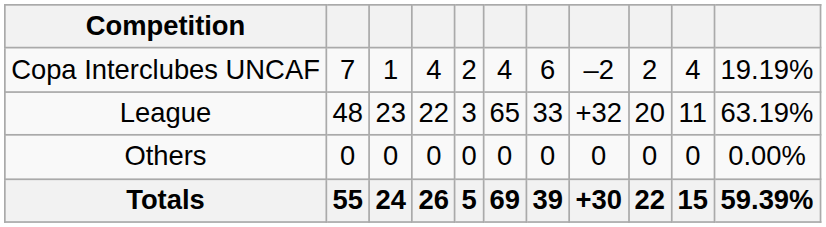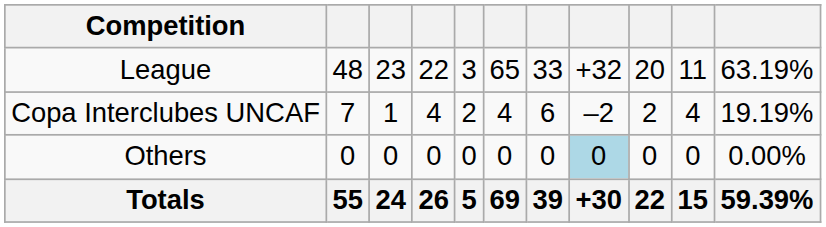rows swapped: (166, 112) <-> (166, 69)
(599, 156) no background -> (599, 156) lightblue background
